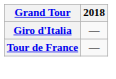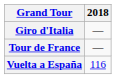+ row: (44, 64)
